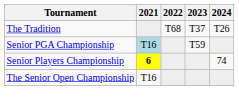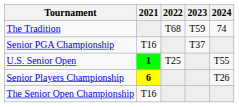(197, 29) T37 -> (197, 29) T59
(222, 29) T26 -> (222, 29) 74
(149, 45) lightblue background -> (149, 45) no background
(197, 45) T59 -> (197, 45) T37
+ row: (41, 61)
(222, 61) 74 -> (222, 77) T26
